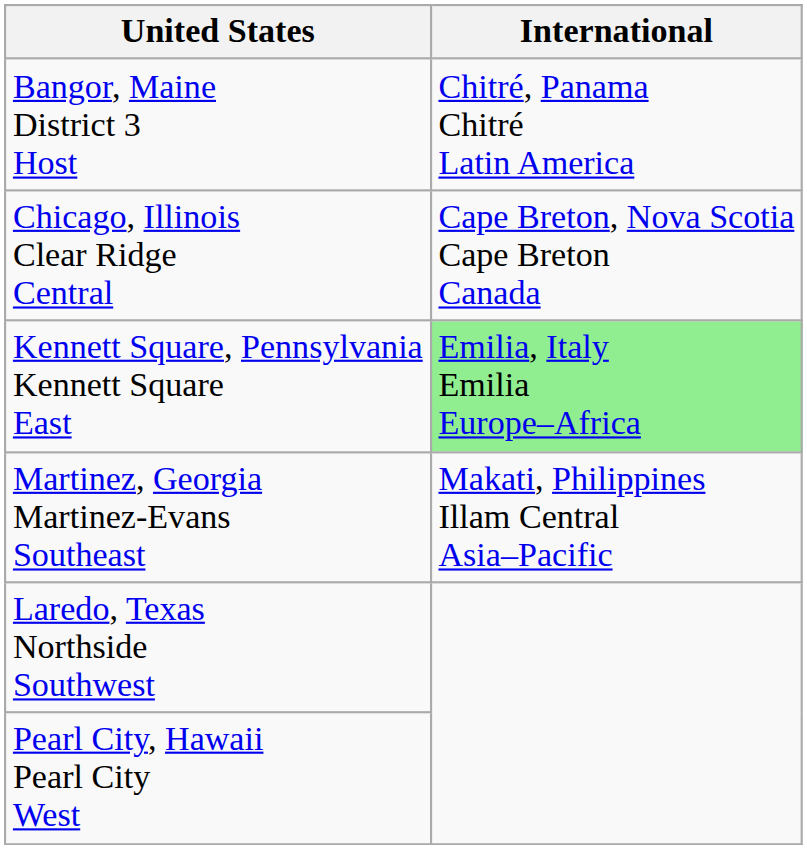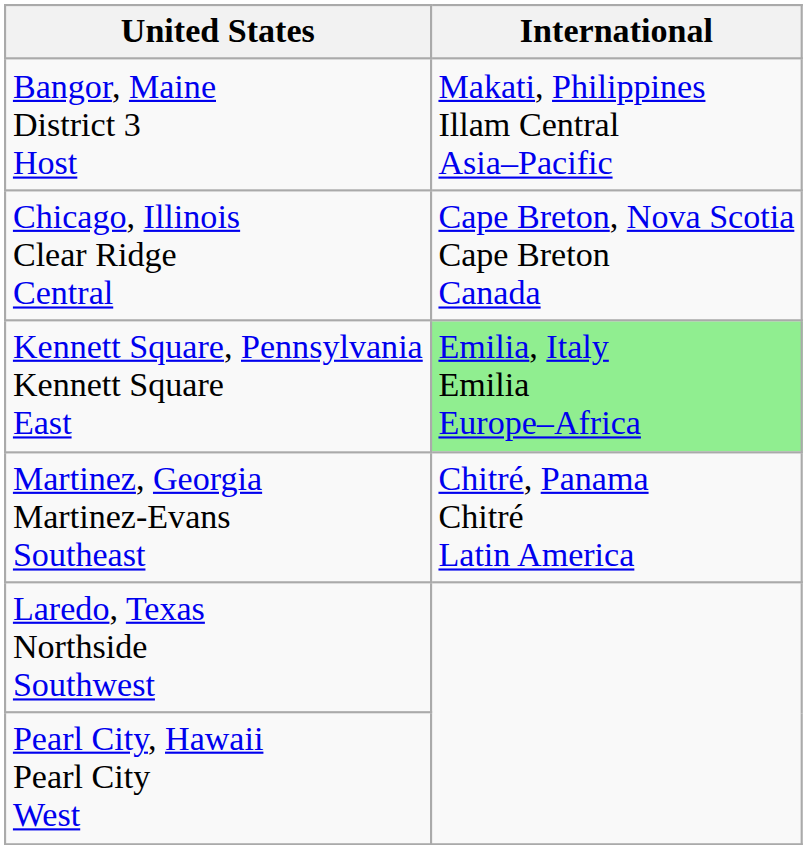(544, 123) Chitré, Panama Chitré Latin America -> (572, 123) Makati, Philippines Illam Central Asia–Pacific
(572, 516) Makati, Philippines Illam Central Asia–Pacific -> (544, 516) Chitré, Panama Chitré Latin America
